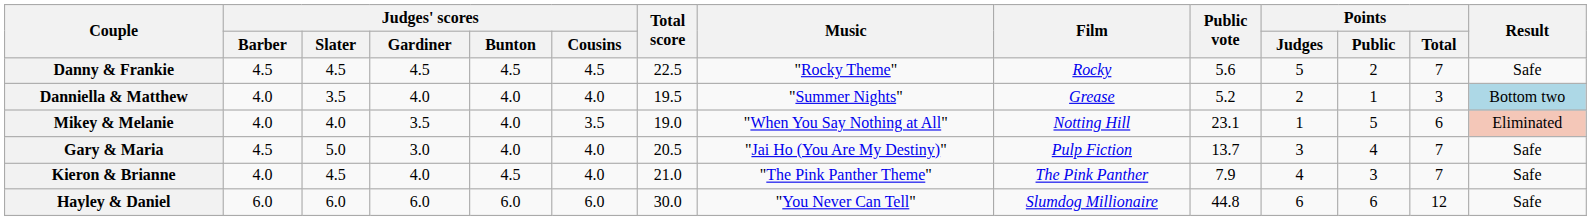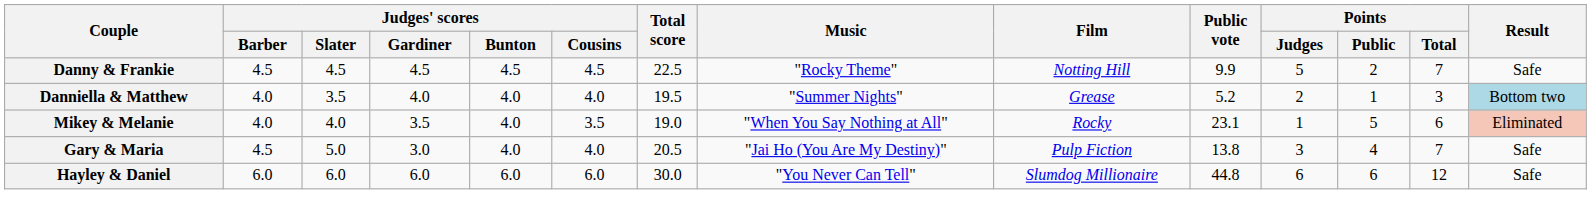(1092, 70) Rocky -> (1092, 70) Notting Hill
(1226, 70) 5.6 -> (1226, 70) 9.9
(1092, 123) Notting Hill -> (1092, 123) Rocky
(1226, 149) 13.7 -> (1226, 149) 13.8
- row: (114, 176)
